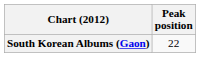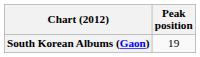(174, 43) 22 -> (174, 43) 19
